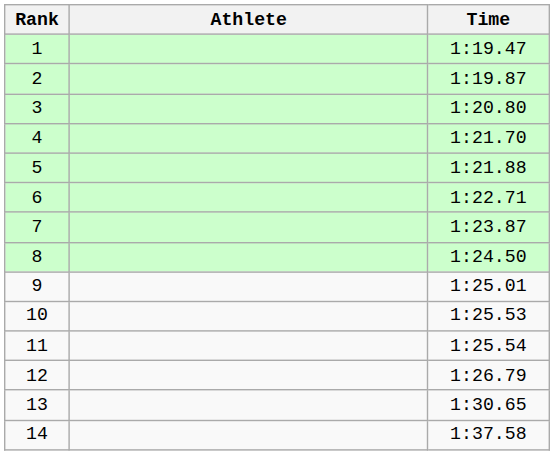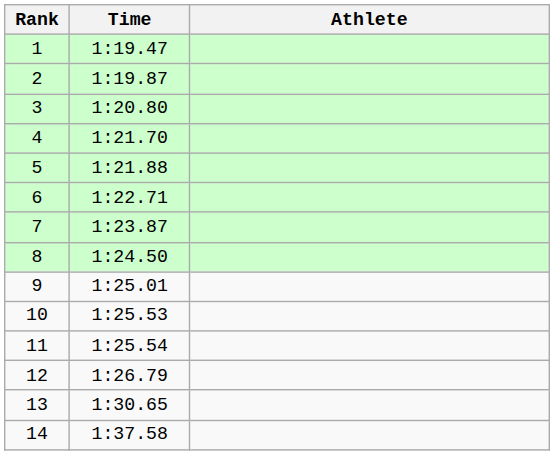columns swapped: (249, 20) <-> (488, 20)
